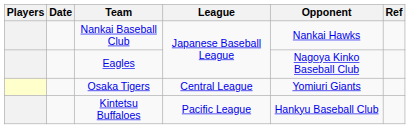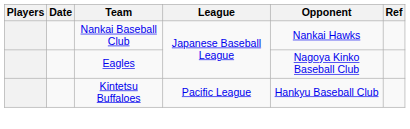- row: (119, 86)
